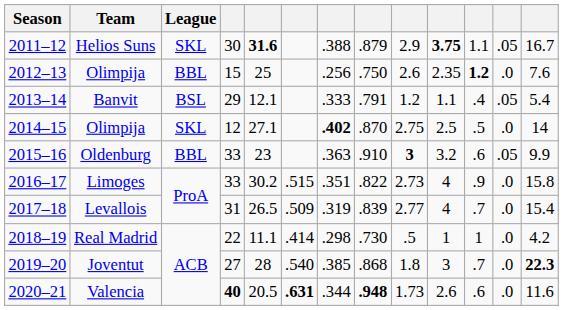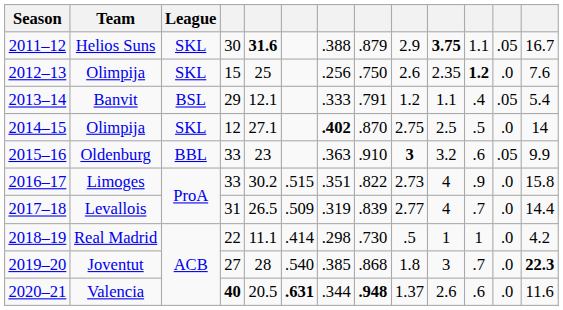(191, 72) BBL -> (191, 72) SKL
(540, 209) 15.4 -> (540, 209) 14.4
(410, 291) 1.73 -> (410, 291) 1.37
